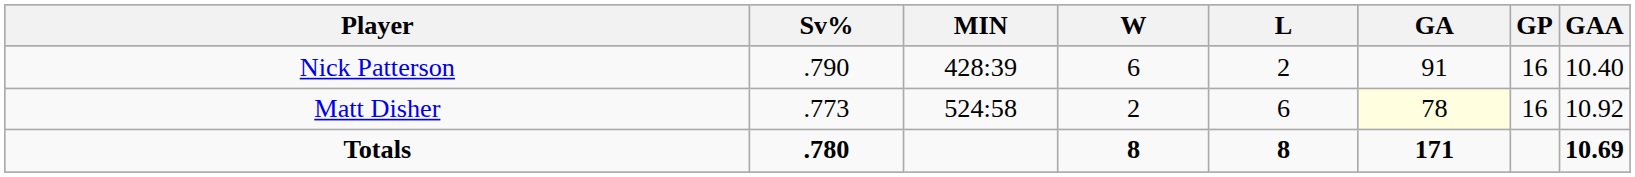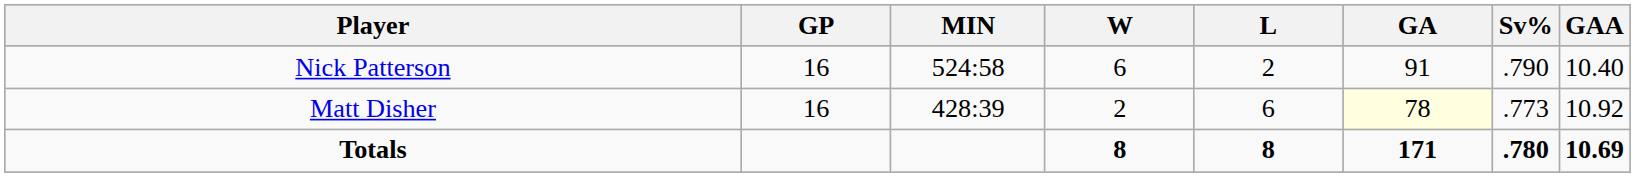columns swapped: (1535, 25) <-> (827, 25)
(981, 66) 428:39 -> (968, 66) 524:58
(981, 108) 524:58 -> (968, 108) 428:39
